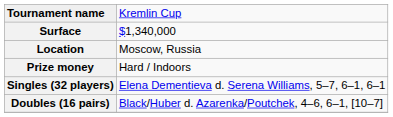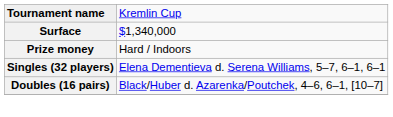- row: (60, 49)
